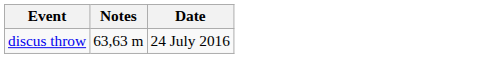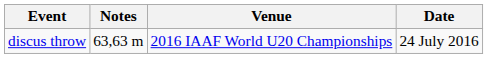+ column: (271, 16)
